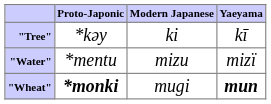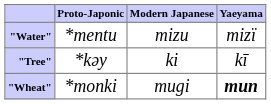rows swapped: (31, 61) <-> (35, 35)
(91, 86) bold -> (91, 86) normal
